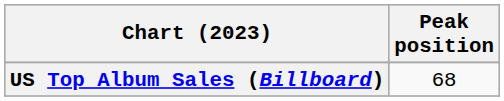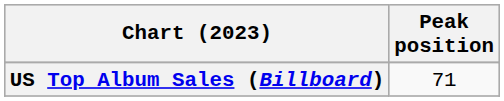(444, 80) 68 -> (444, 80) 71
